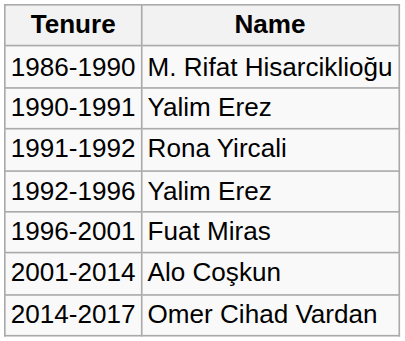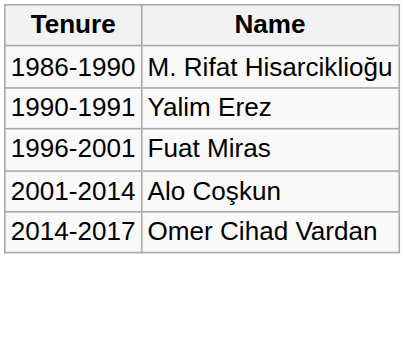- row: (73, 149)
- row: (73, 190)
